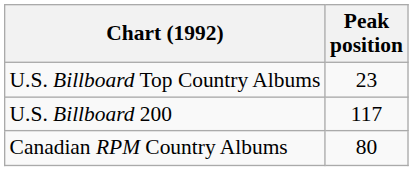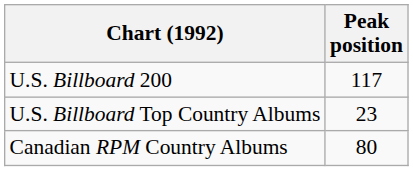rows swapped: (165, 79) <-> (91, 113)
